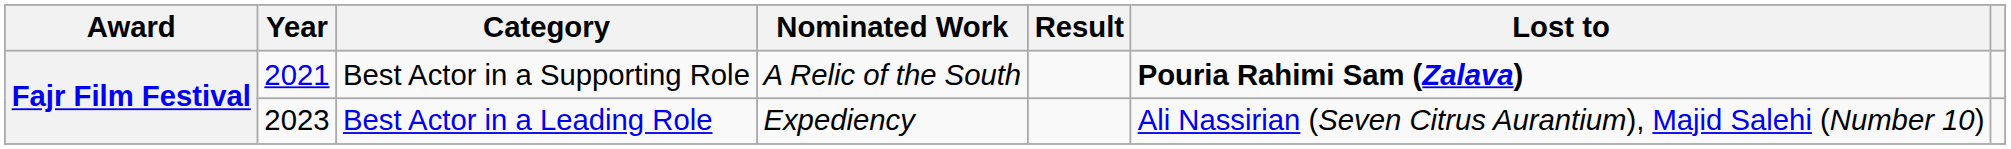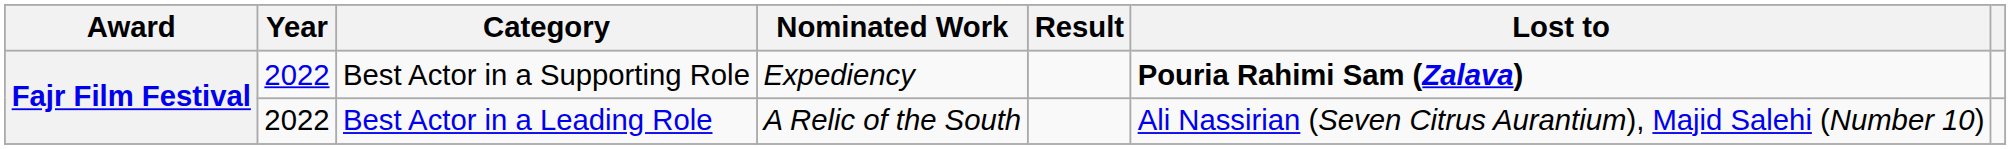(297, 74) 2021 -> (297, 74) 2022
(892, 74) A Relic of the South -> (839, 74) Expediency
(297, 120) 2023 -> (297, 120) 2022
(839, 120) Expediency -> (892, 120) A Relic of the South
